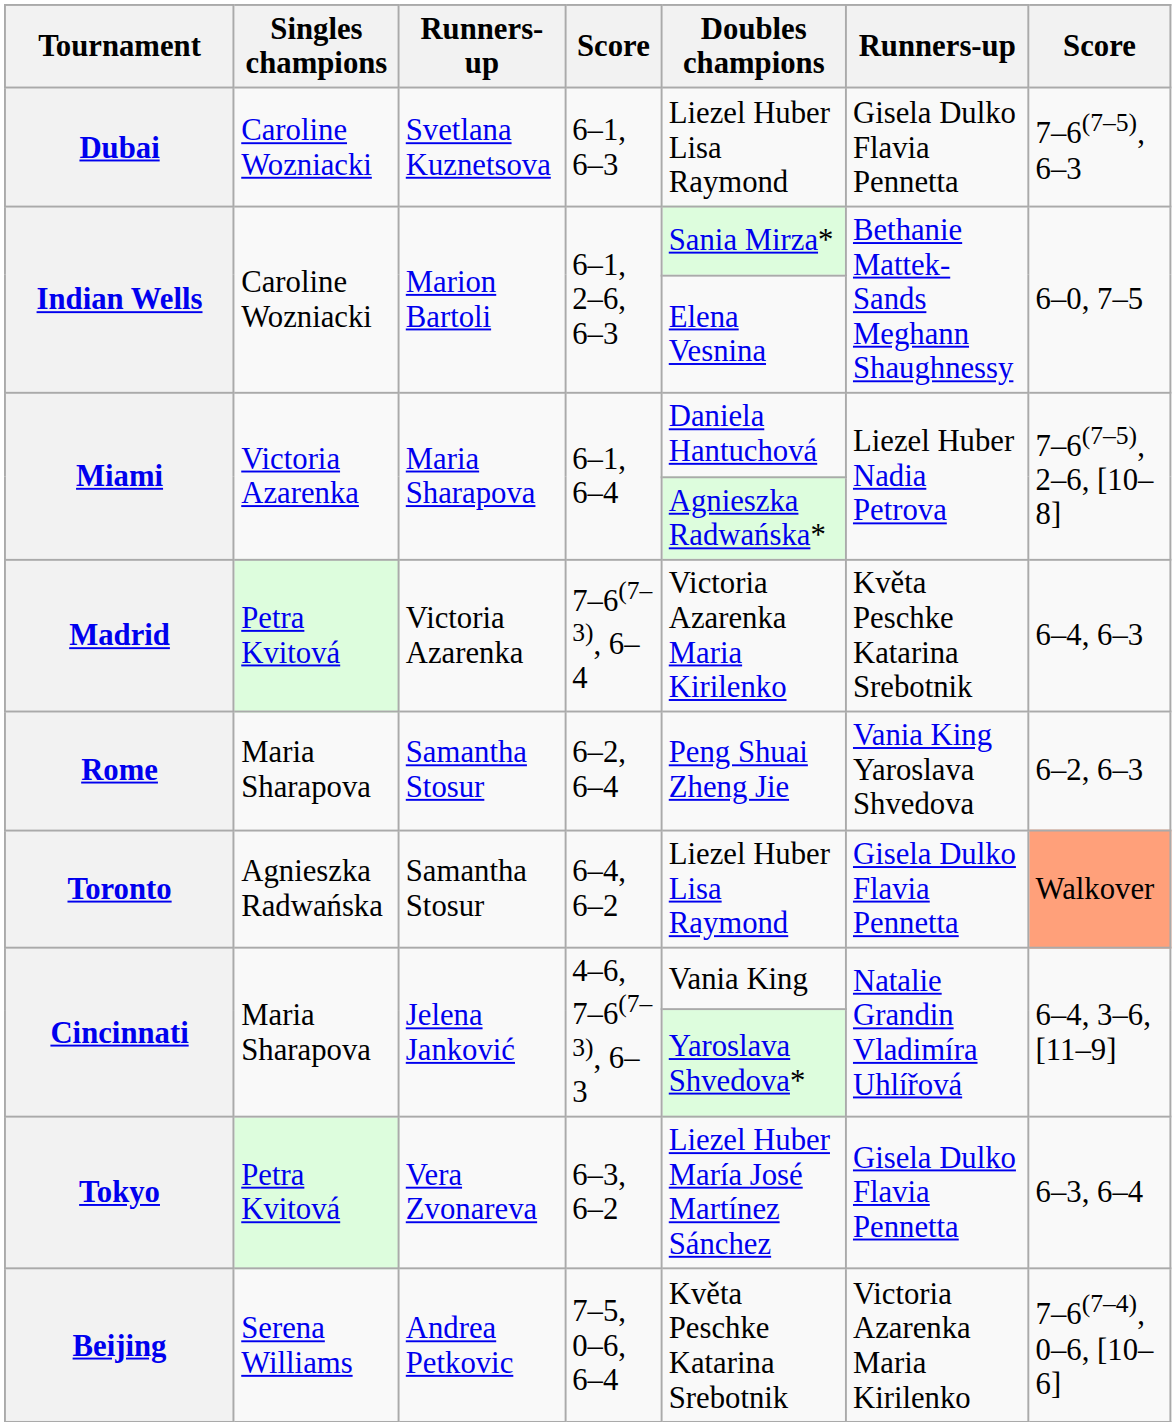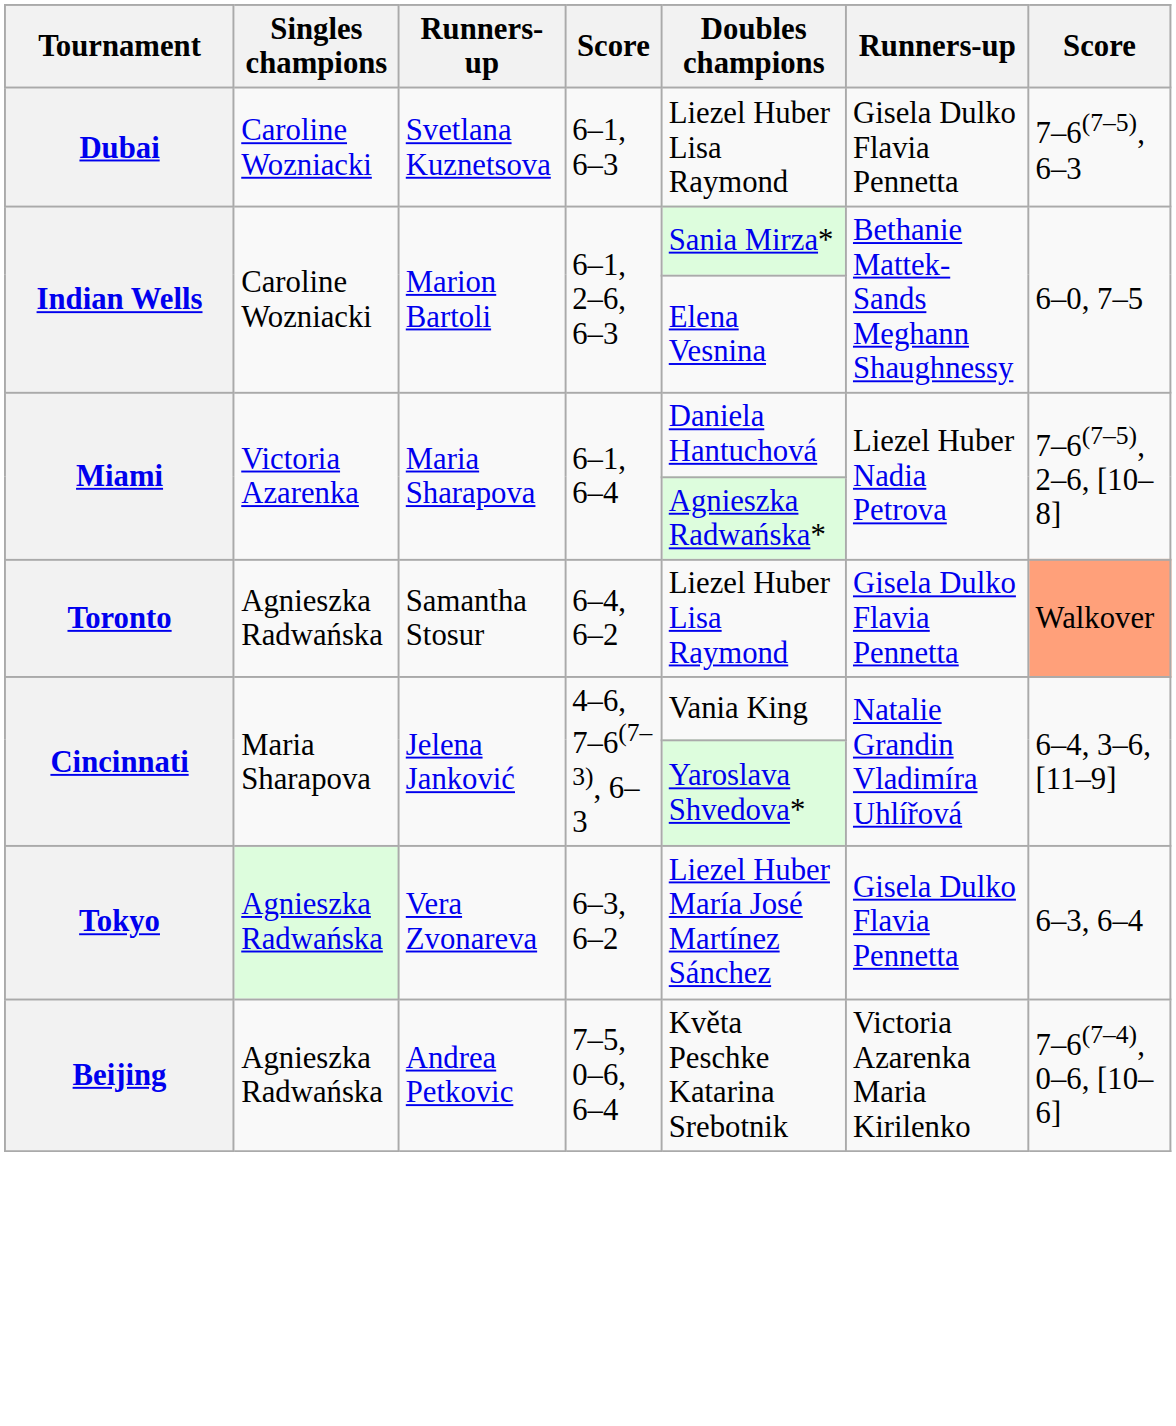- row: (120, 635)
- row: (120, 770)
(291, 1192) Petra Kvitová -> (312, 922) Agnieszka Radwańska
(297, 1344) Serena Williams -> (312, 1074) Agnieszka Radwańska
